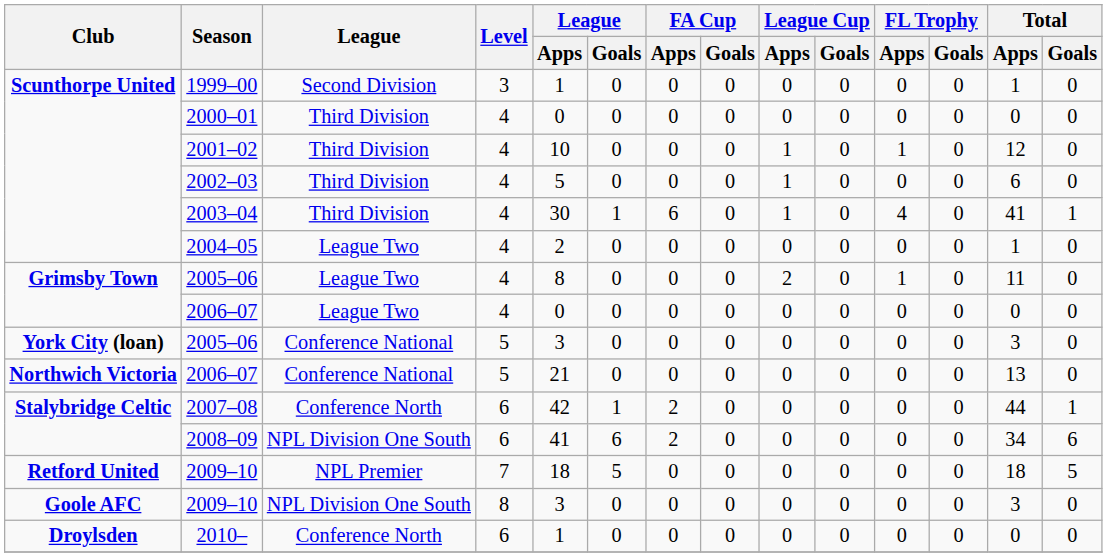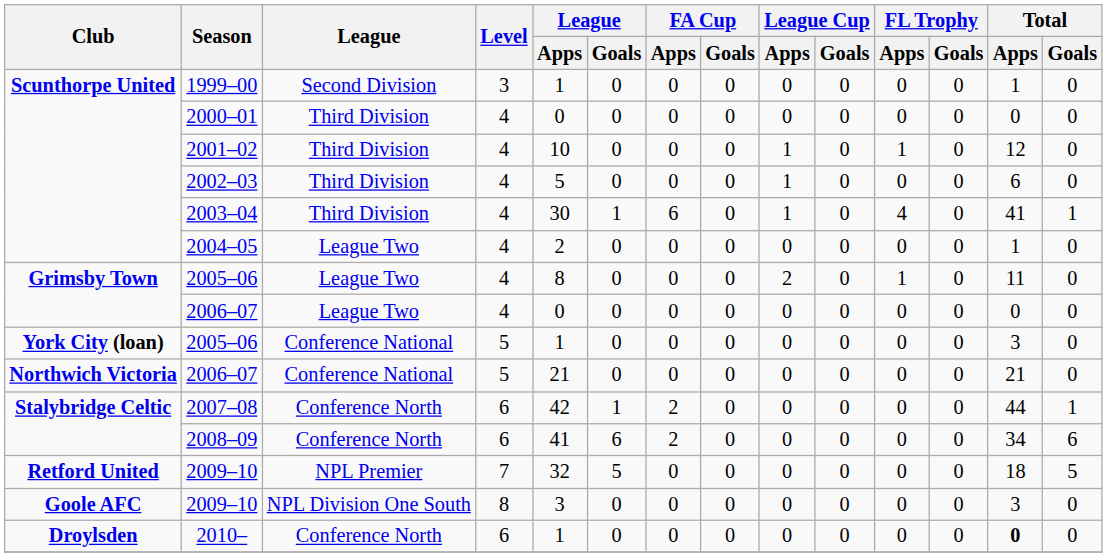(560, 342) 3 -> (560, 342) 1
(1015, 375) 13 -> (1015, 375) 21
(369, 439) NPL Division One South -> (369, 439) Conference North
(560, 471) 18 -> (560, 471) 32
(1015, 536) normal -> (1015, 536) bold
